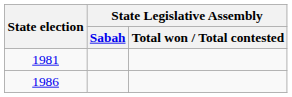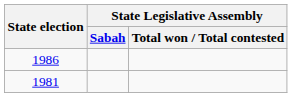rows swapped: (46, 59) <-> (46, 81)
